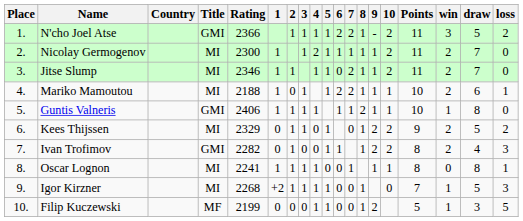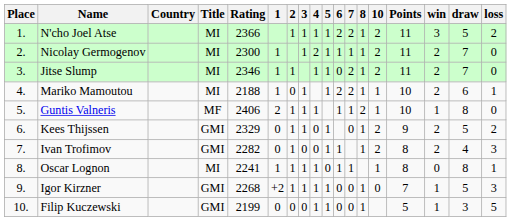- column: (374, 14)
(213, 33) GMI -> (213, 33) MI
(213, 110) GMI -> (213, 110) MF
(278, 110) 1 -> (278, 110) 2
(213, 129) MI -> (213, 129) GMI
(339, 168) 0 -> (339, 168) 1
(213, 187) MI -> (213, 187) GMI
(213, 206) MF -> (213, 206) GMI
